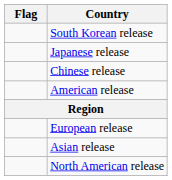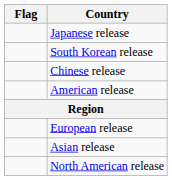rows swapped: (90, 52) <-> (101, 33)
